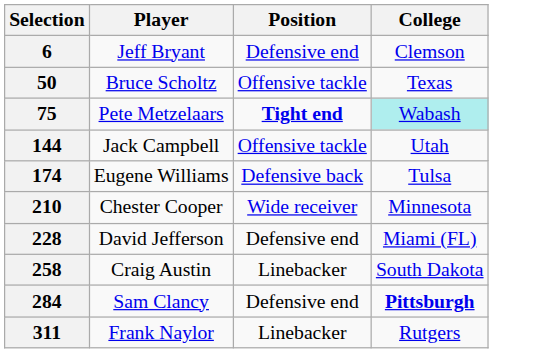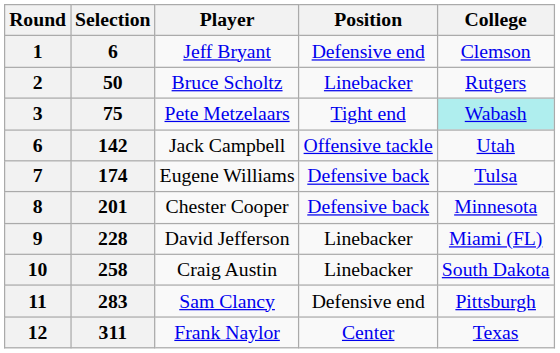+ column: (38, 20)
(302, 82) Offensive tackle -> (368, 82) Linebacker
(430, 82) Texas -> (496, 82) Rutgers
(302, 113) bold -> (368, 113) normal
(47, 144) 144 -> (113, 144) 142
(47, 207) 210 -> (113, 207) 201
(302, 207) Wide receiver -> (368, 207) Defensive back
(302, 238) Defensive end -> (368, 238) Linebacker
(47, 301) 284 -> (113, 301) 283
(430, 301) bold -> (496, 301) normal
(302, 332) Linebacker -> (368, 332) Center
(430, 332) Rutgers -> (496, 332) Texas
